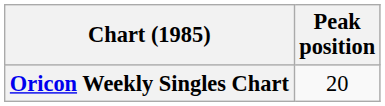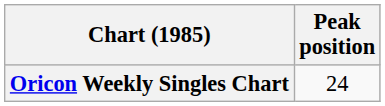(337, 82) 20 -> (337, 82) 24
